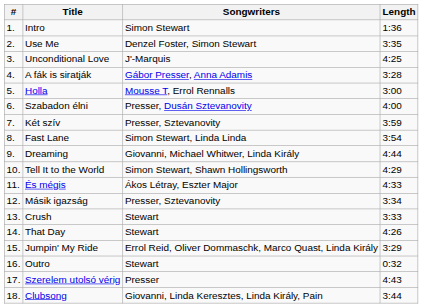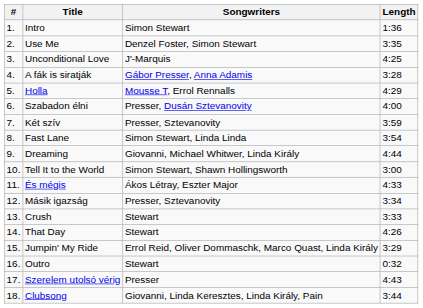(392, 91) 3:00 -> (392, 91) 4:29
(392, 169) 4:29 -> (392, 169) 3:00
